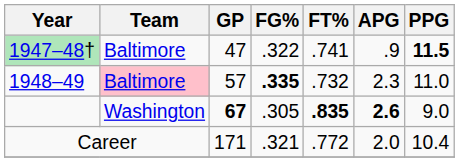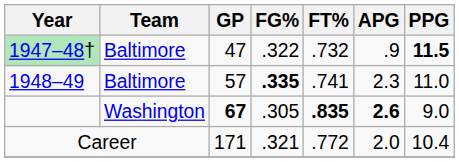(330, 51) .741 -> (330, 51) .732
(145, 81) pink background -> (145, 81) no background
(330, 81) .732 -> (330, 81) .741
